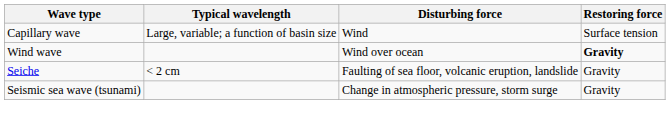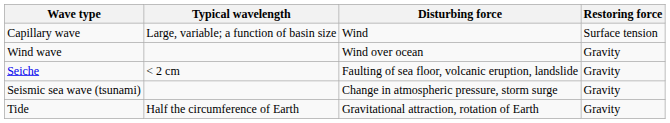(604, 52) bold -> (602, 52) normal
+ row: (18, 109)
